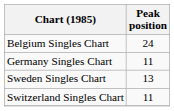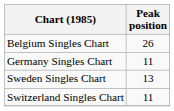(148, 43) 24 -> (148, 43) 26
